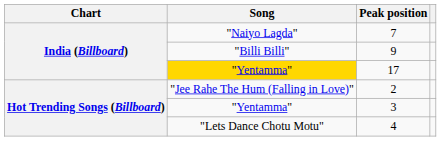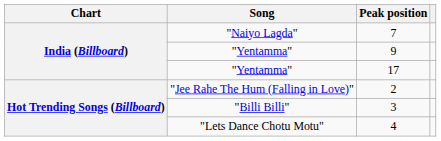(262, 51) "Billi Billi" -> (262, 51) "Yentamma"
(262, 70) gold background -> (262, 70) no background
(262, 107) "Yentamma" -> (262, 107) "Billi Billi"
